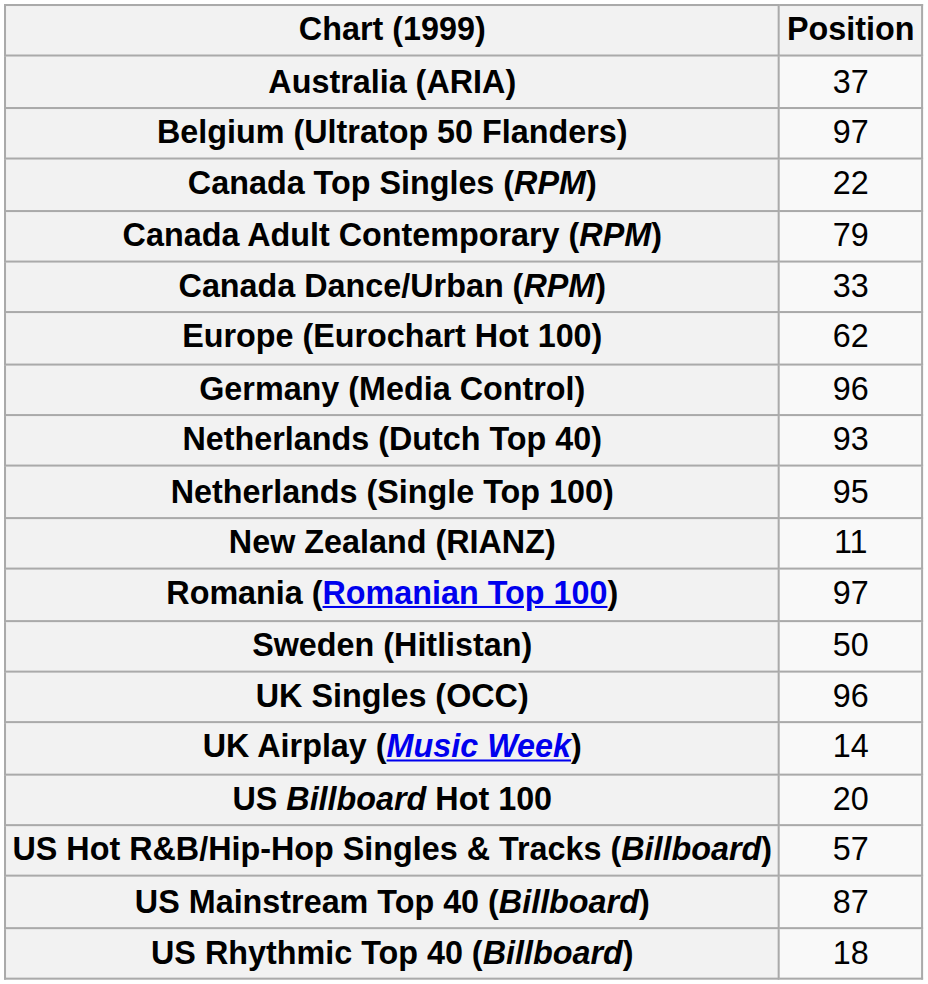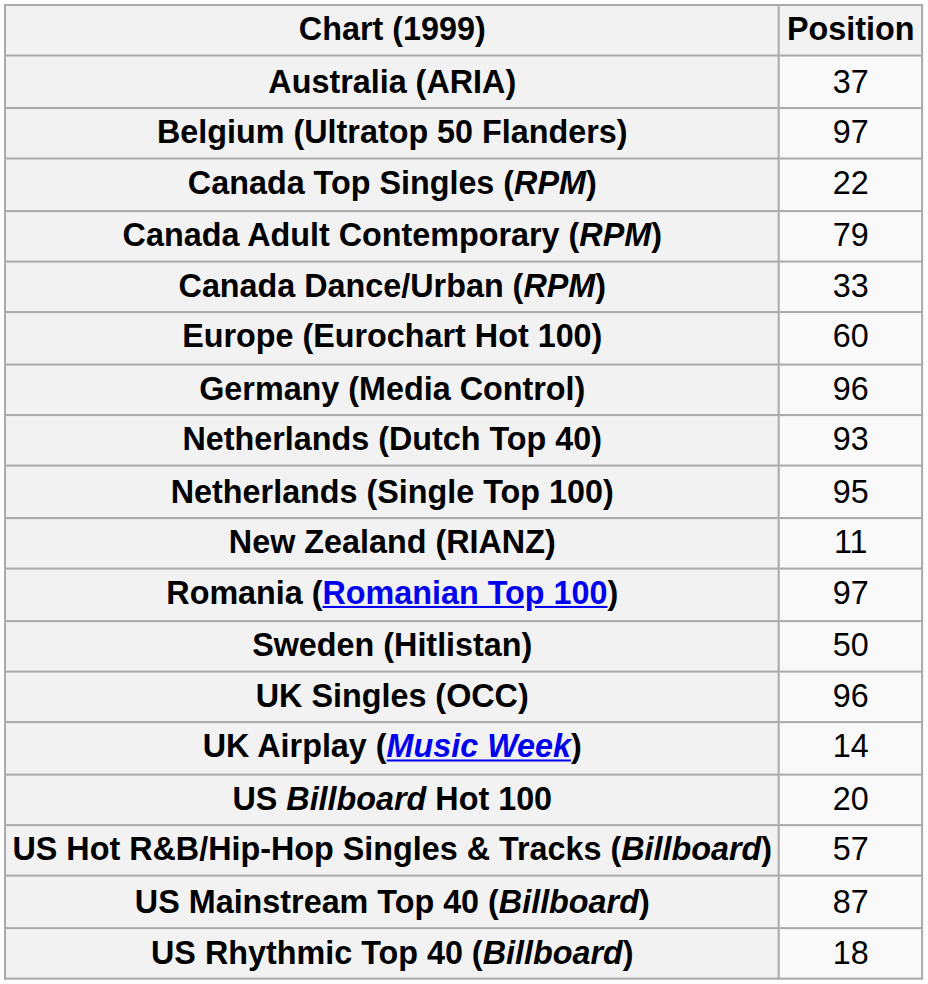(851, 337) 62 -> (851, 337) 60
